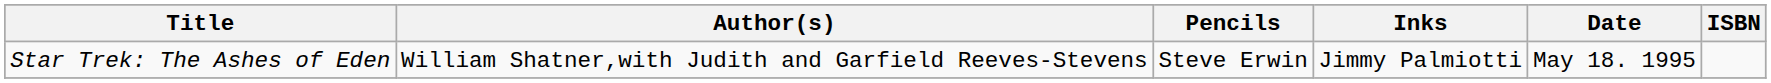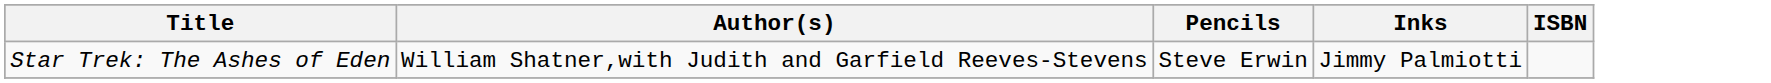- column: (1614, 23)
